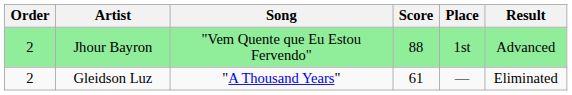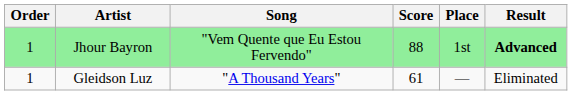(30, 47) 2 -> (30, 47) 1
(526, 47) normal -> (526, 47) bold
(30, 78) 2 -> (30, 78) 1
